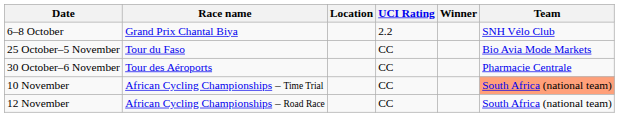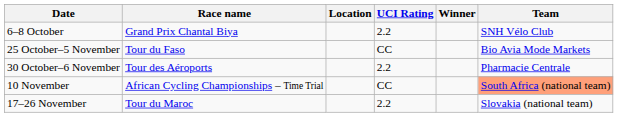(386, 67) CC -> (384, 67) 2.2
- row: (38, 103)
+ row: (47, 103)
